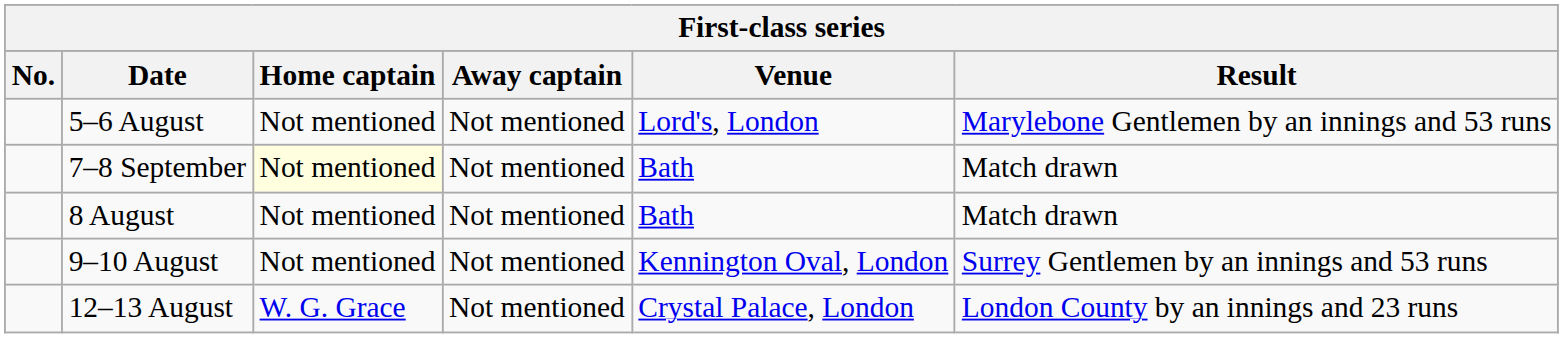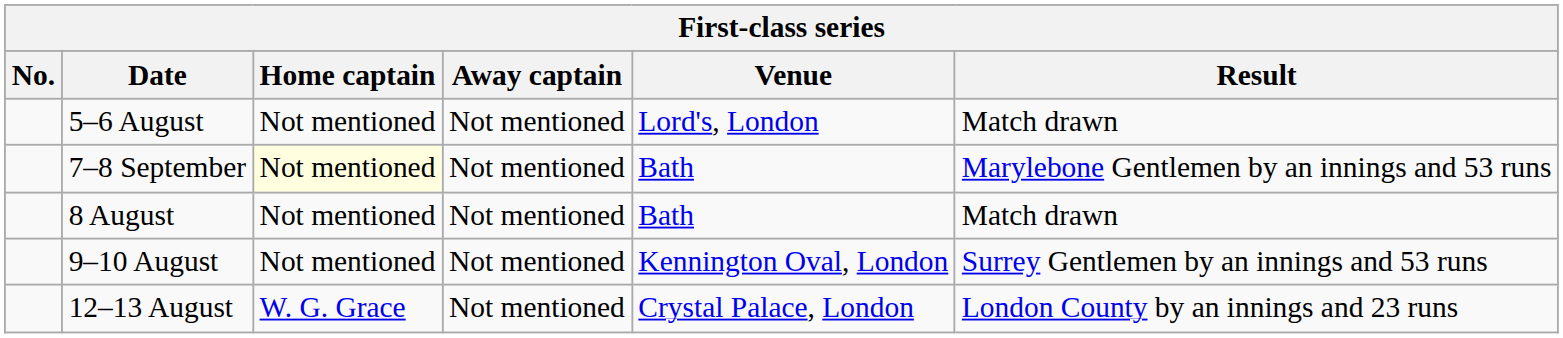(1257, 121) Marylebone Gentlemen by an innings and 53 runs -> (1040, 121) Match drawn
(1040, 167) Match drawn -> (1257, 167) Marylebone Gentlemen by an innings and 53 runs
